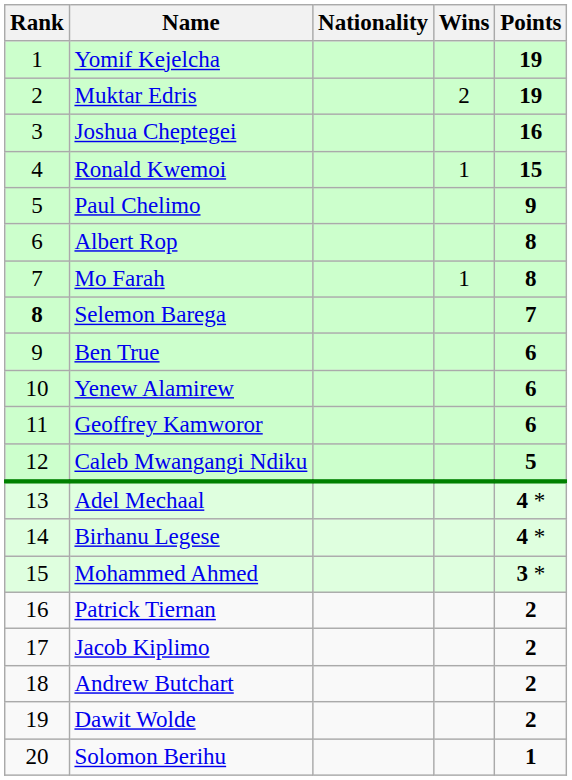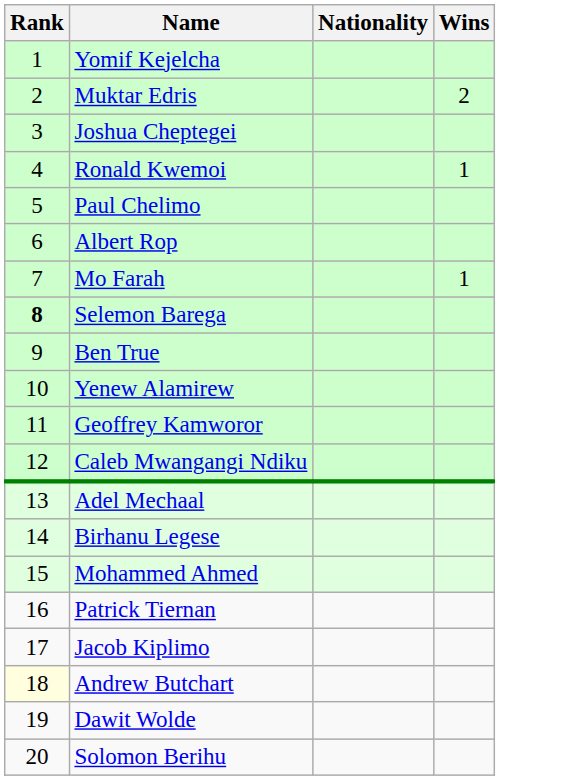- column: (531, 22)
(37, 683) no background -> (37, 683) lightyellow background
